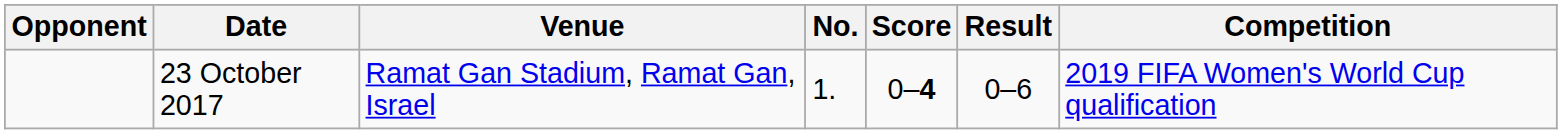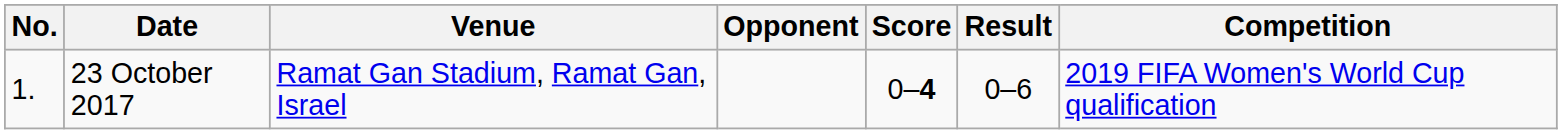columns swapped: (835, 27) <-> (79, 27)
